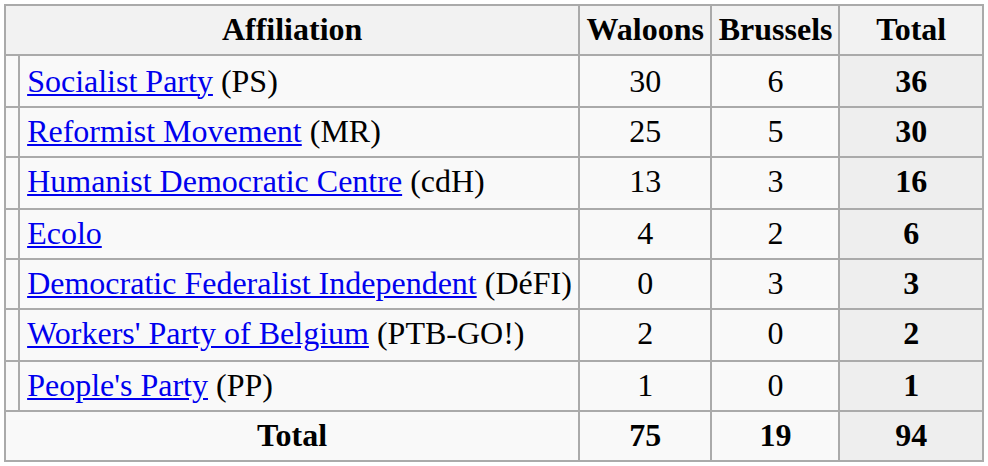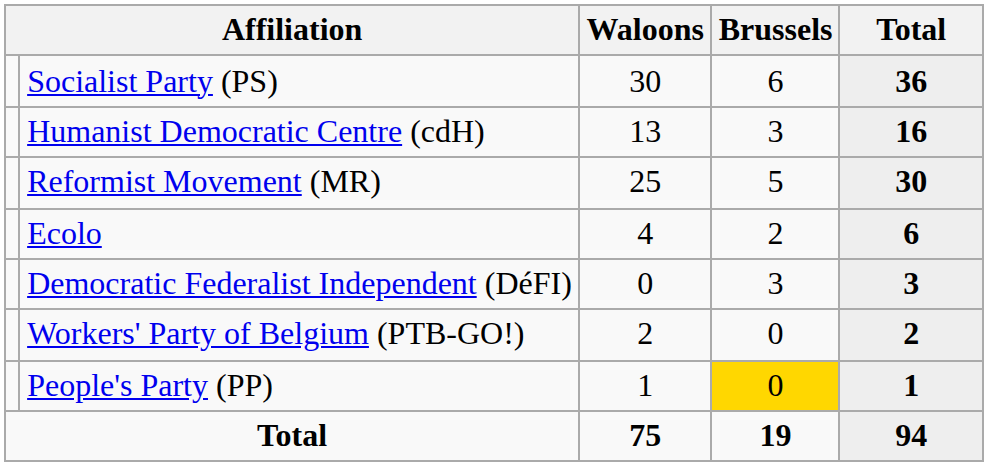rows swapped: (204, 131) <-> (256, 182)
(776, 385) no background -> (776, 385) gold background
